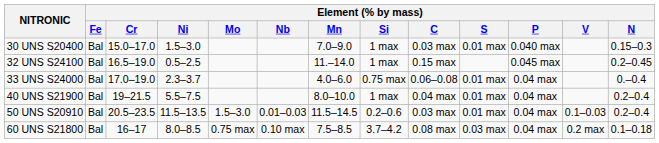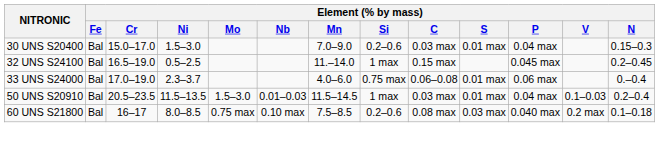(384, 46) 1 max -> (384, 46) 0.2–0.6
(535, 46) 0.040 max -> (535, 46) 0.04 max
(535, 79) 0.04 max -> (535, 79) 0.06 max
- row: (45, 96)
(384, 113) 0.2–0.6 -> (384, 96) 1 max
(384, 130) 3.7–4.2 -> (384, 113) 0.2–0.6
(535, 130) 0.04 max -> (535, 113) 0.040 max
